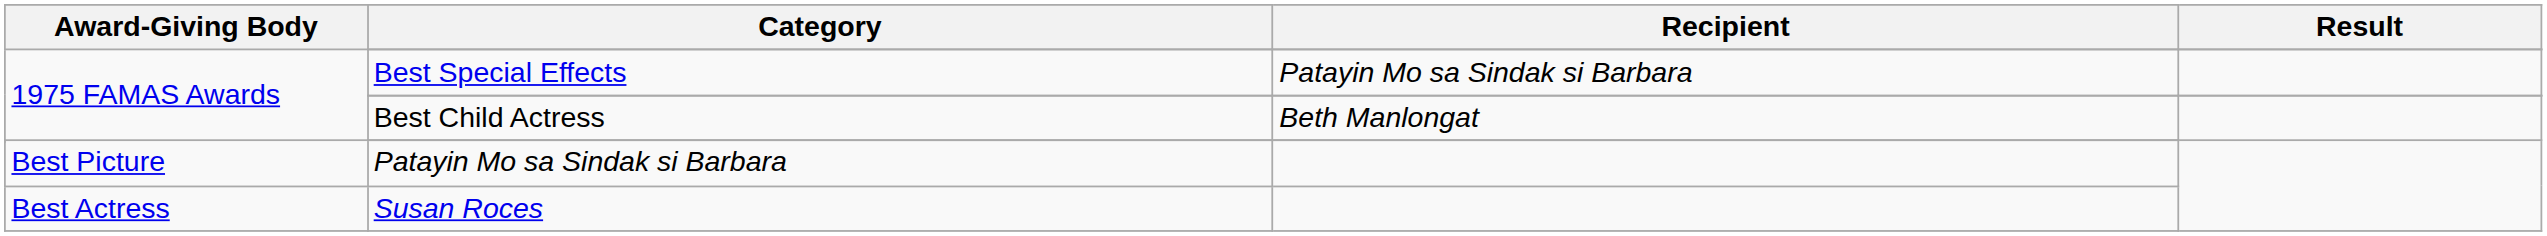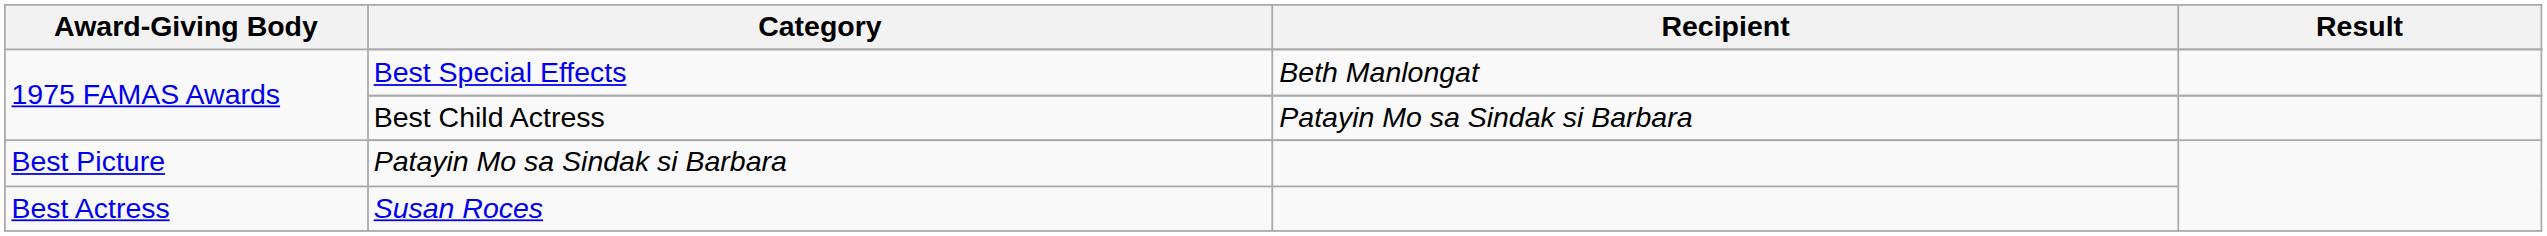(1486, 72) Patayin Mo sa Sindak si Barbara -> (1379, 72) Beth Manlongat
(1379, 117) Beth Manlongat -> (1486, 117) Patayin Mo sa Sindak si Barbara
